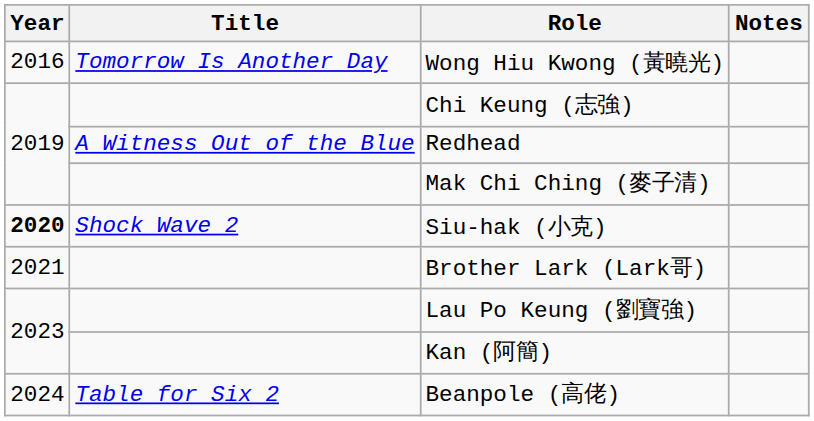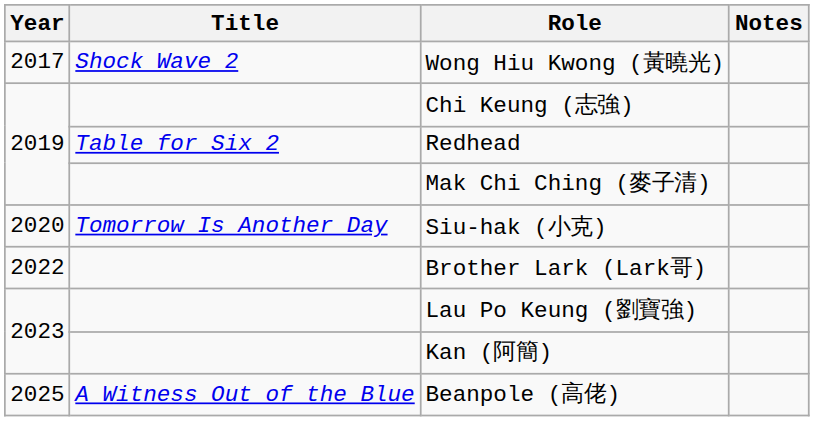(37, 63) 2016 -> (37, 63) 2017
(231, 63) Tomorrow Is Another Day -> (157, 63) Shock Wave 2
(245, 144) A Witness Out of the Blue -> (177, 144) Table for Six 2
(37, 226) bold -> (37, 226) normal
(157, 226) Shock Wave 2 -> (231, 226) Tomorrow Is Another Day
(37, 268) 2021 -> (37, 268) 2022
(37, 394) 2024 -> (37, 394) 2025
(177, 394) Table for Six 2 -> (245, 394) A Witness Out of the Blue
